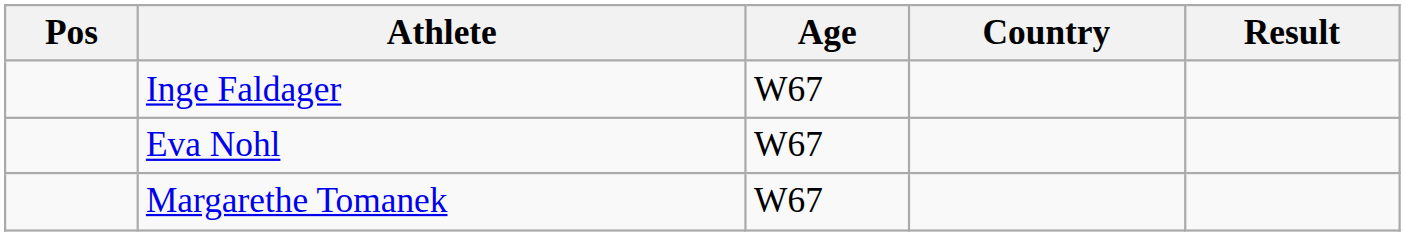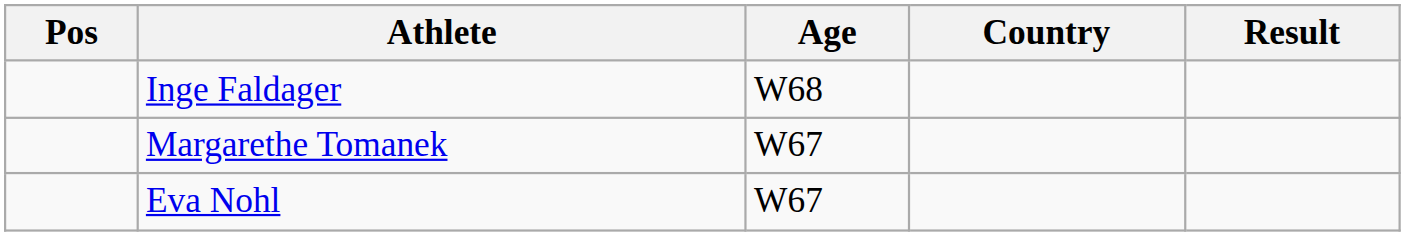(788, 88) W67 -> (788, 88) W68
rows swapped: (213, 144) <-> (297, 200)
